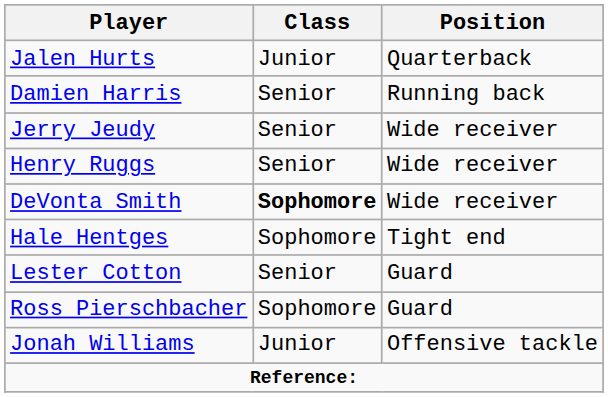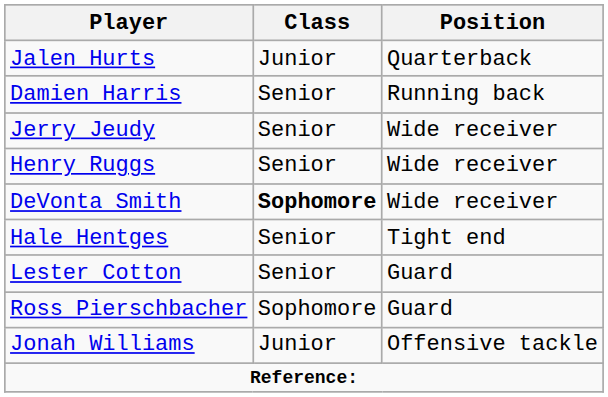(317, 238) Sophomore -> (297, 238) Senior
